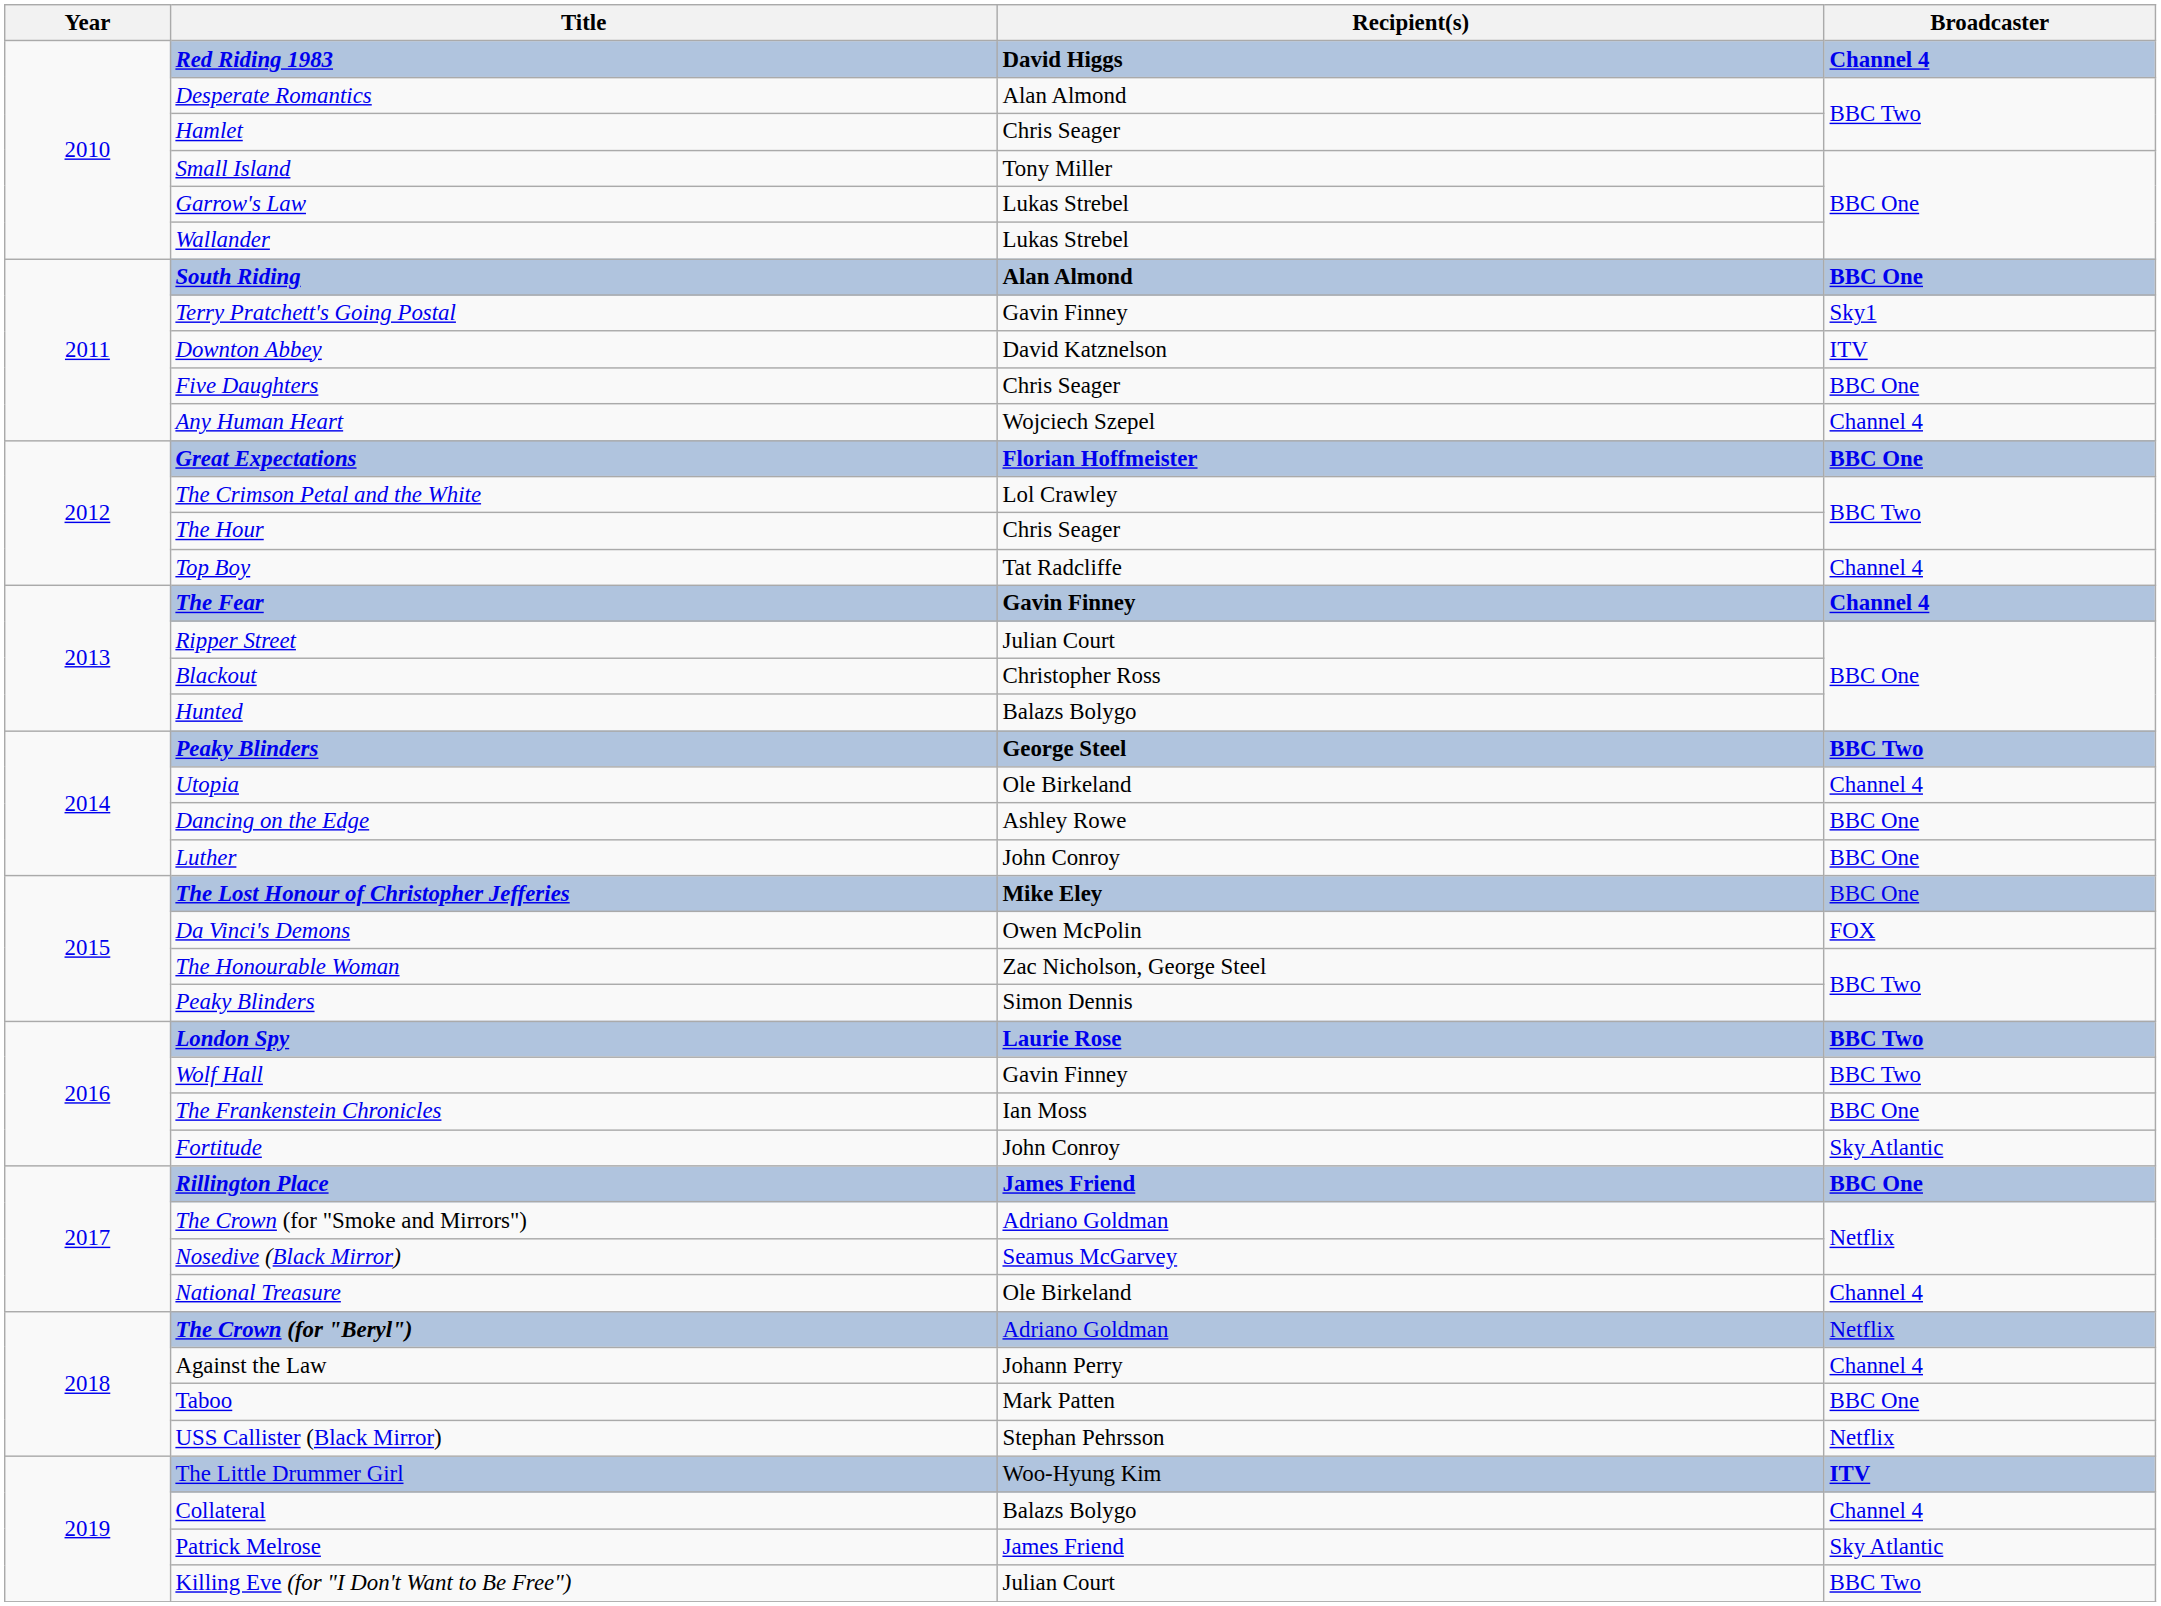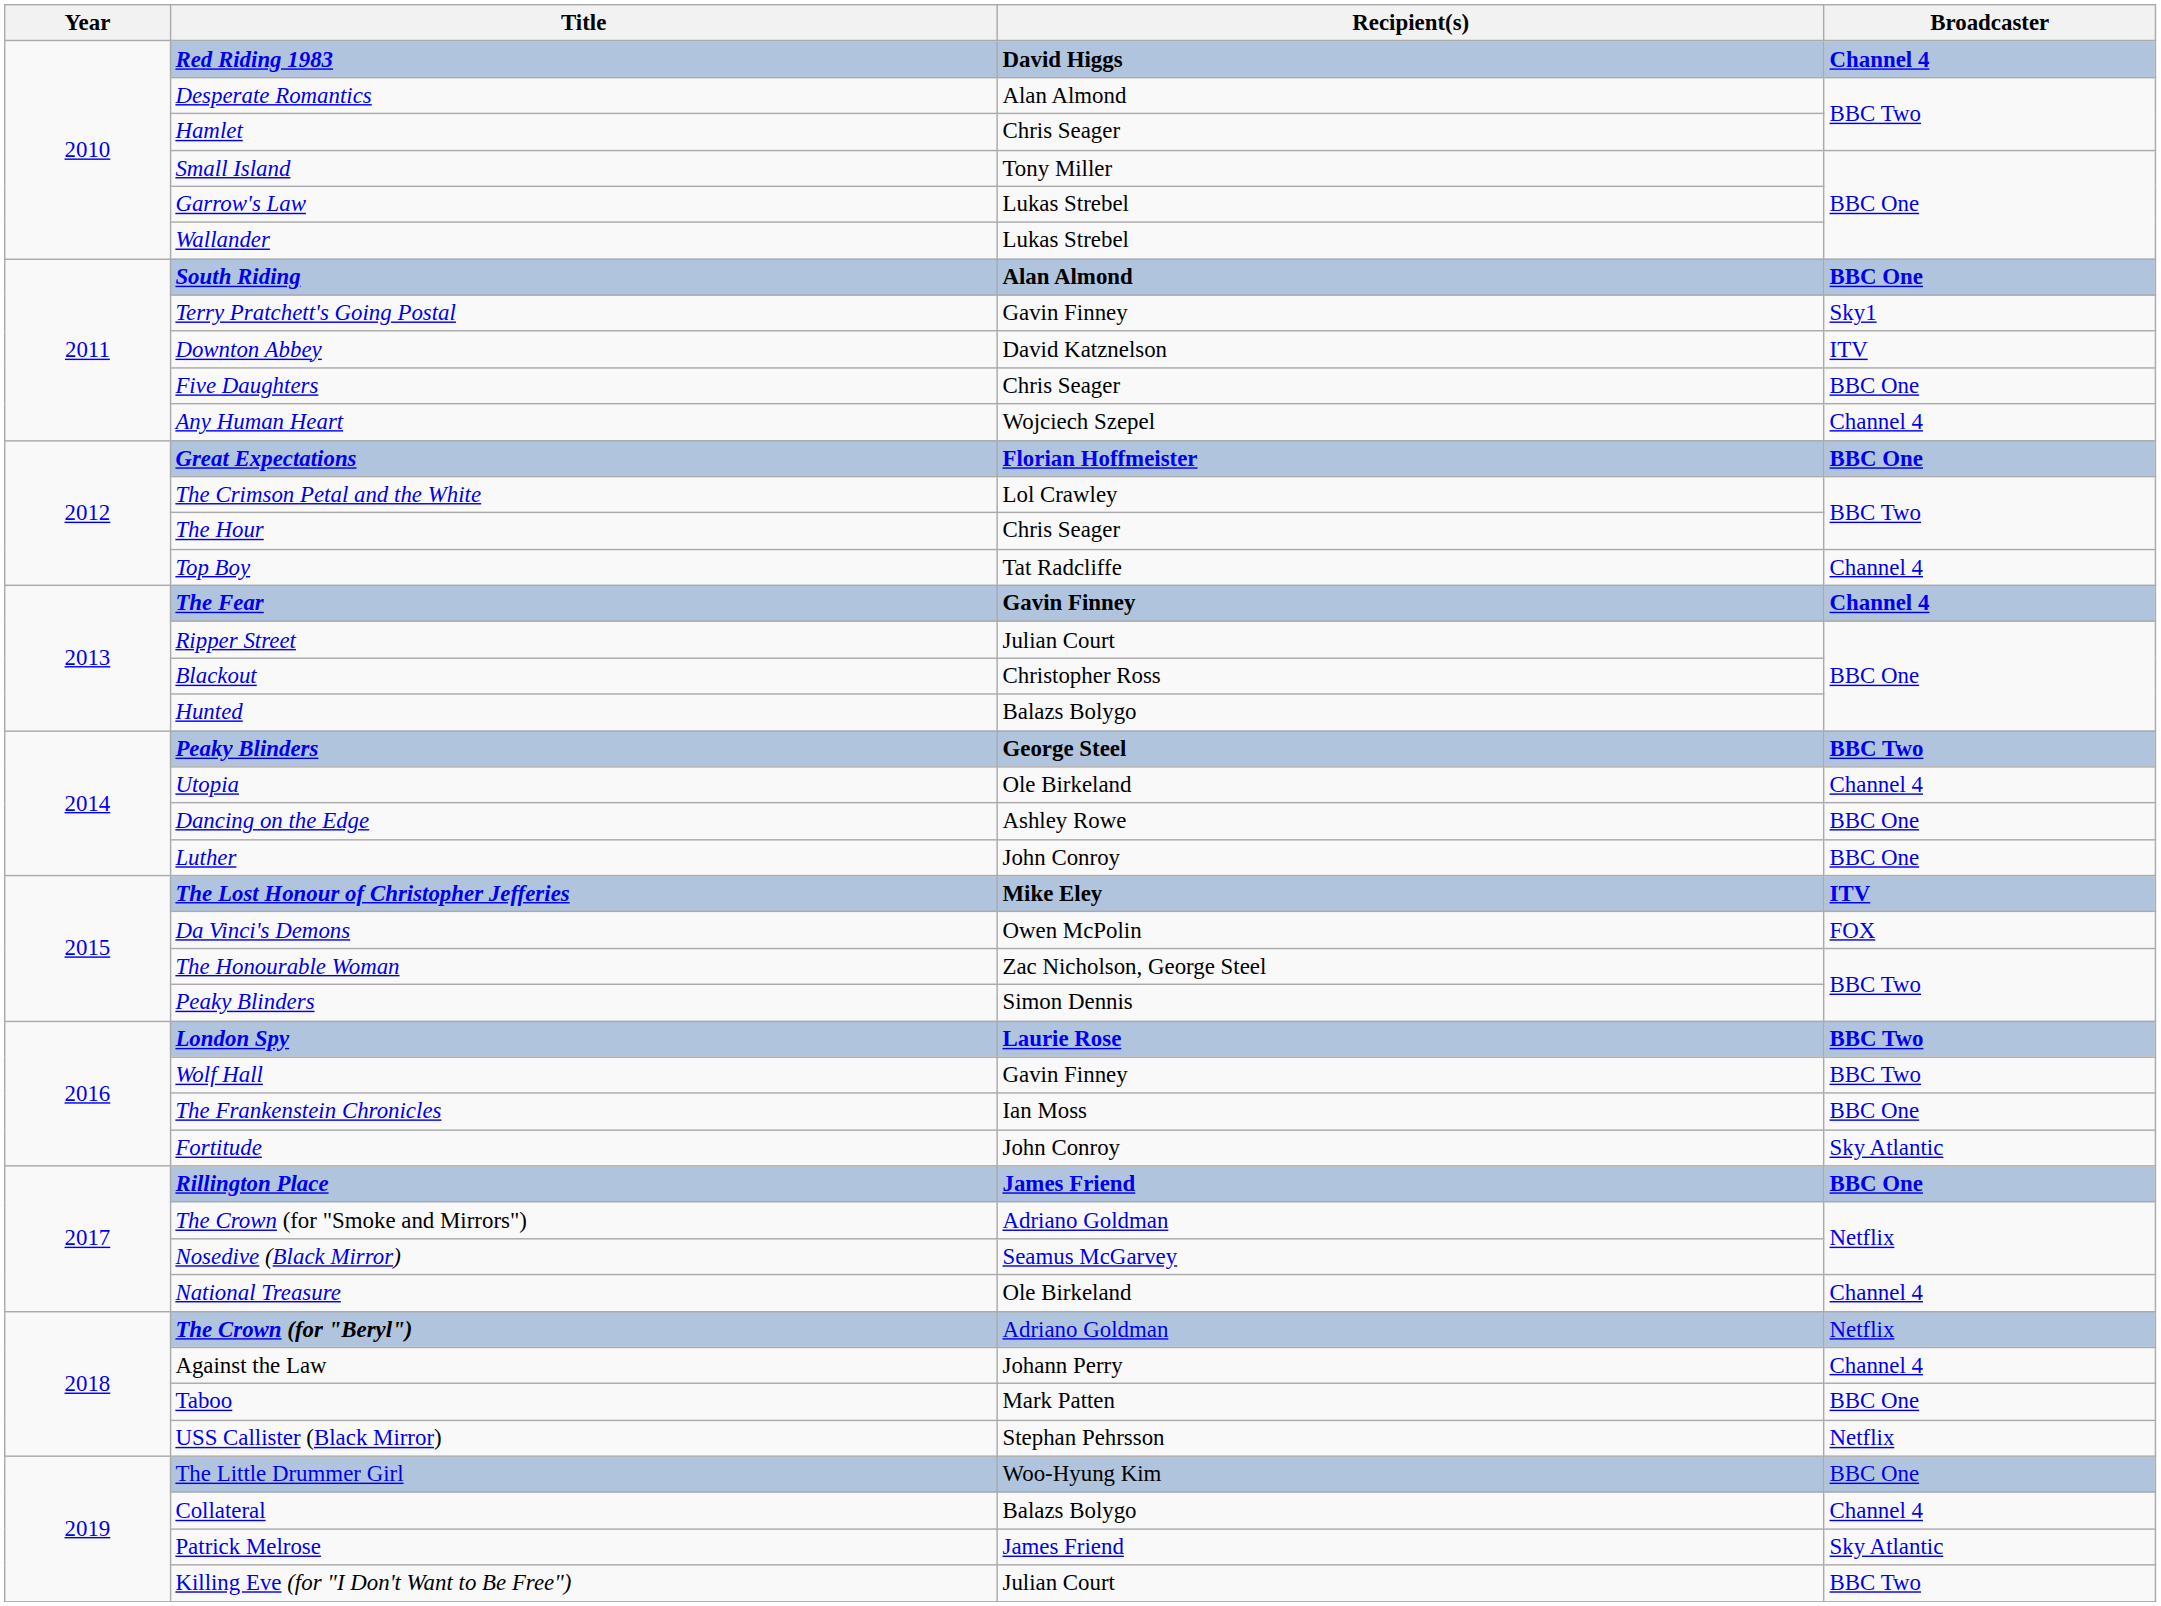(1874, 893) BBC One -> (1850, 893) ITV
(1850, 1474) ITV -> (1874, 1474) BBC One
